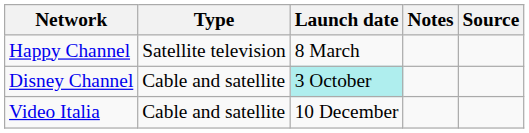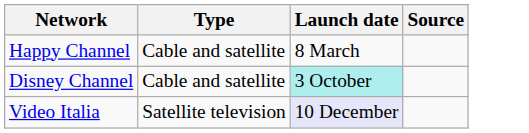- column: (431, 19)
(214, 50) Satellite television -> (214, 50) Cable and satellite
(214, 111) Cable and satellite -> (214, 111) Satellite television
(347, 111) no background -> (347, 111) lavender background
